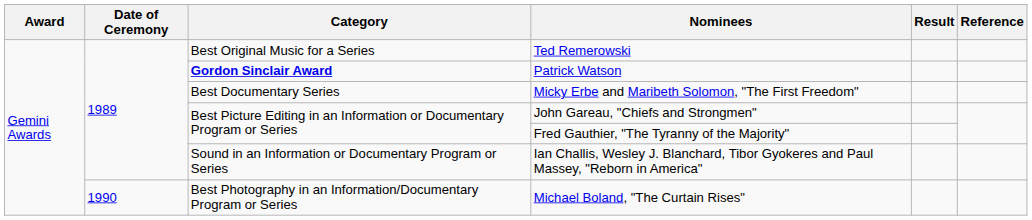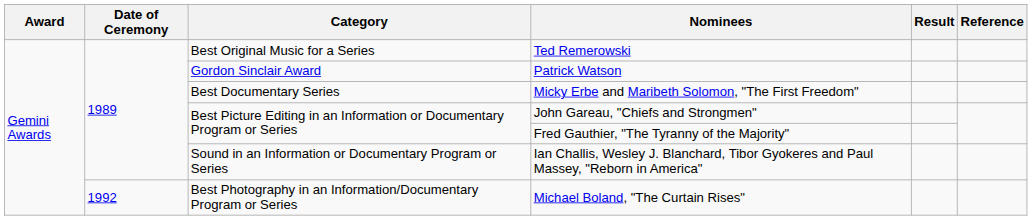(262, 71) bold -> (256, 71) normal
(102, 197) 1990 -> (102, 197) 1992
